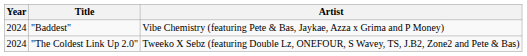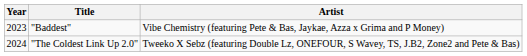(17, 28) 2024 -> (17, 28) 2023
